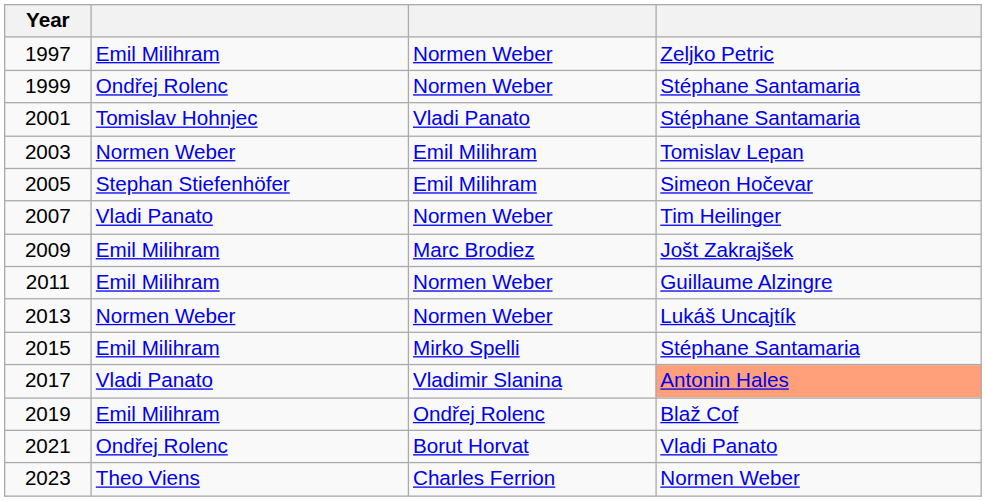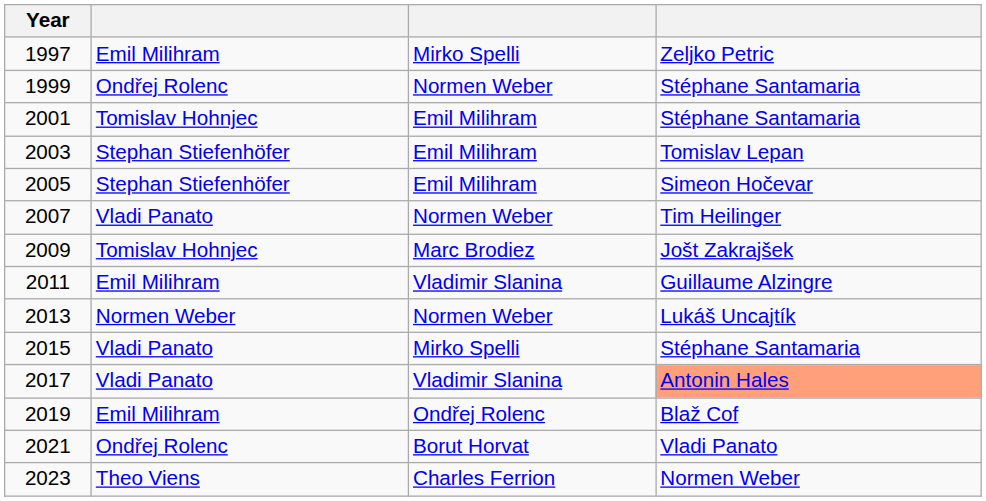(483, 53) Normen Weber -> (466, 53) Mirko Spelli
(472, 119) Vladi Panato -> (475, 119) Emil Milihram
(166, 151) Normen Weber -> (193, 151) Stephan Stiefenhöfer
(158, 250) Emil Milihram -> (177, 250) Tomislav Hohnjec
(483, 282) Normen Weber -> (488, 282) Vladimir Slanina
(158, 348) Emil Milihram -> (154, 348) Vladi Panato
